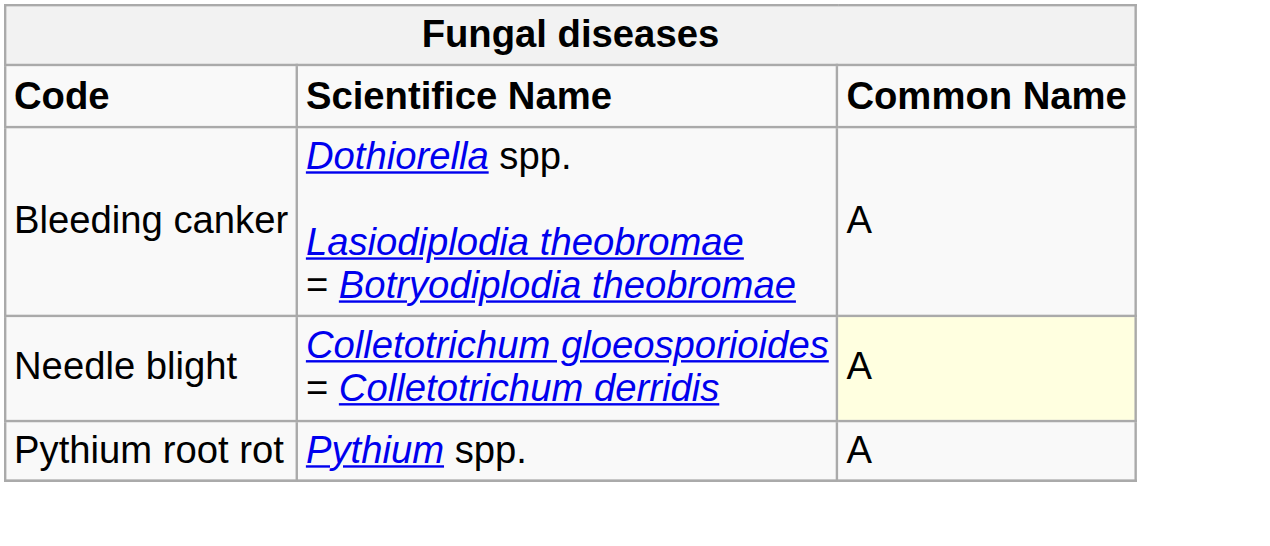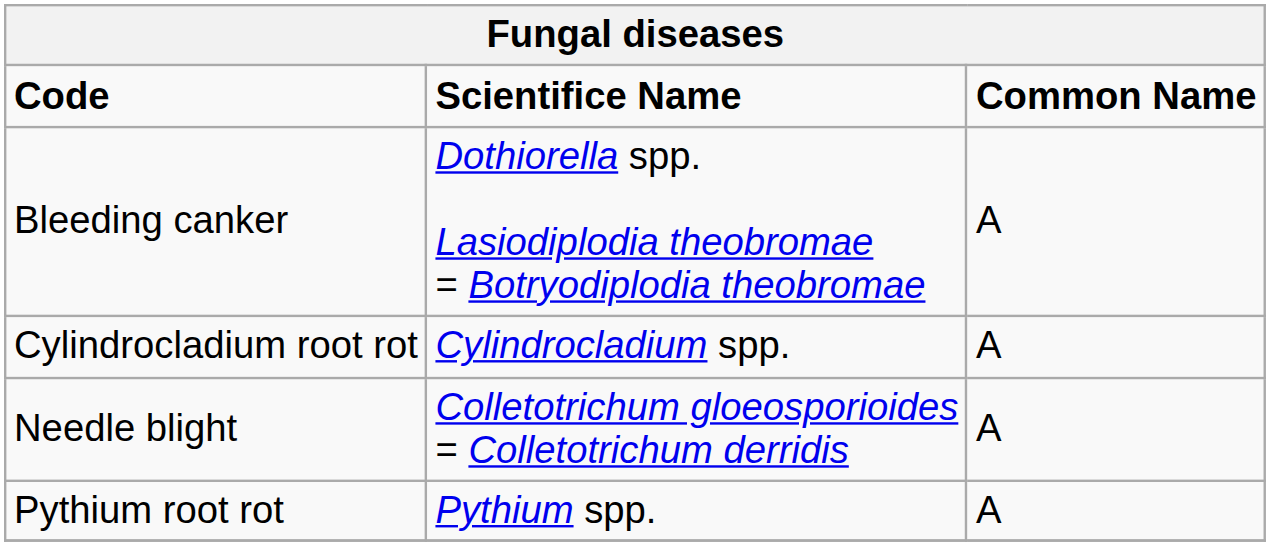+ row: (216, 345)
(859, 367) lightyellow background -> (989, 427) no background
